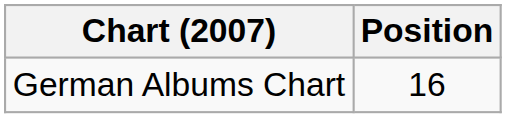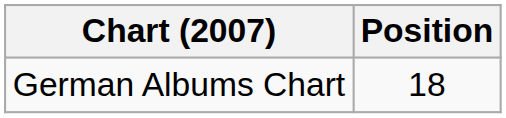(427, 84) 16 -> (427, 84) 18
